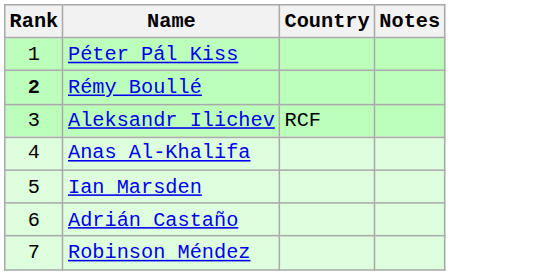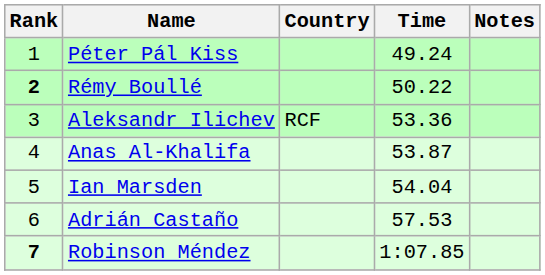+ column: (422, 21)
(34, 253) normal -> (34, 253) bold
